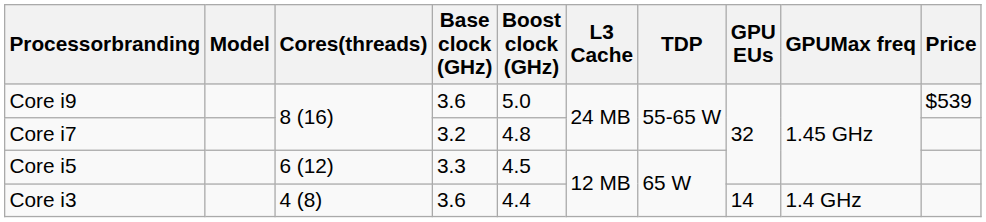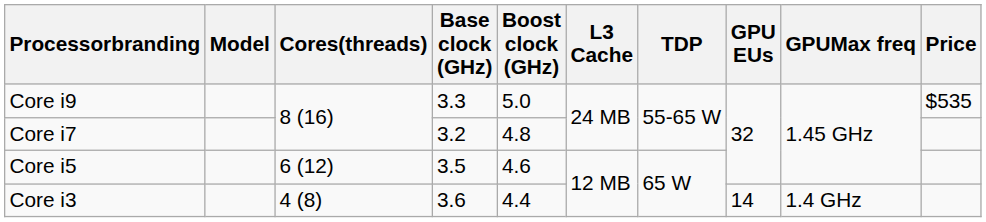(451, 100) 3.6 -> (451, 100) 3.3
(949, 100) $539 -> (949, 100) $535
(451, 166) 3.3 -> (451, 166) 3.5
(516, 166) 4.5 -> (516, 166) 4.6
